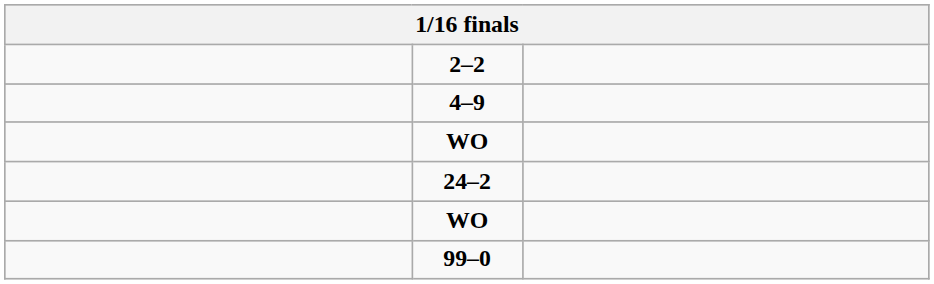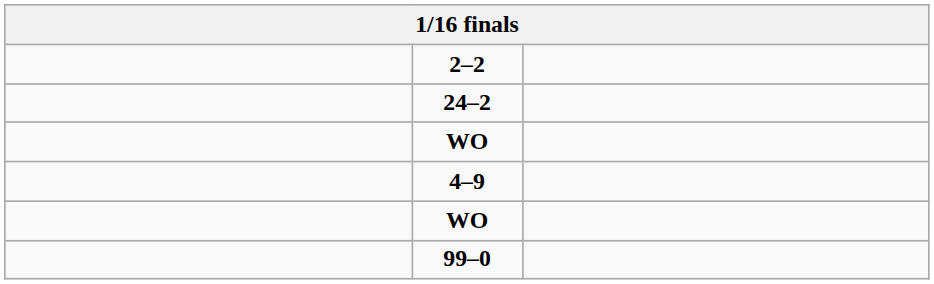rows swapped: (208, 103) <-> (208, 182)
